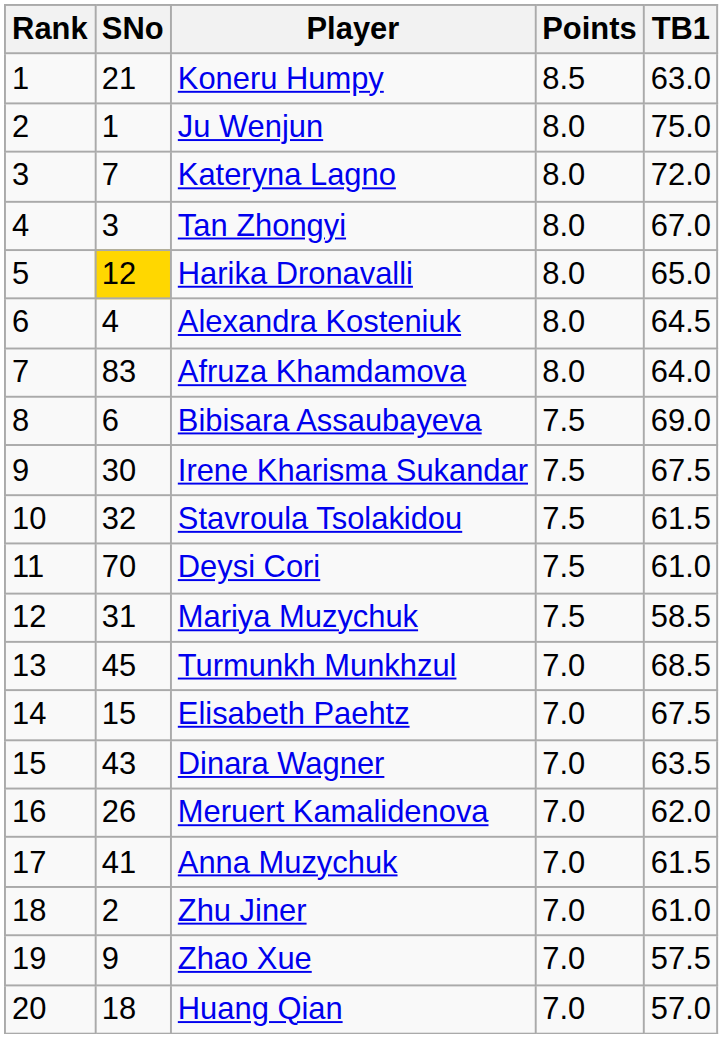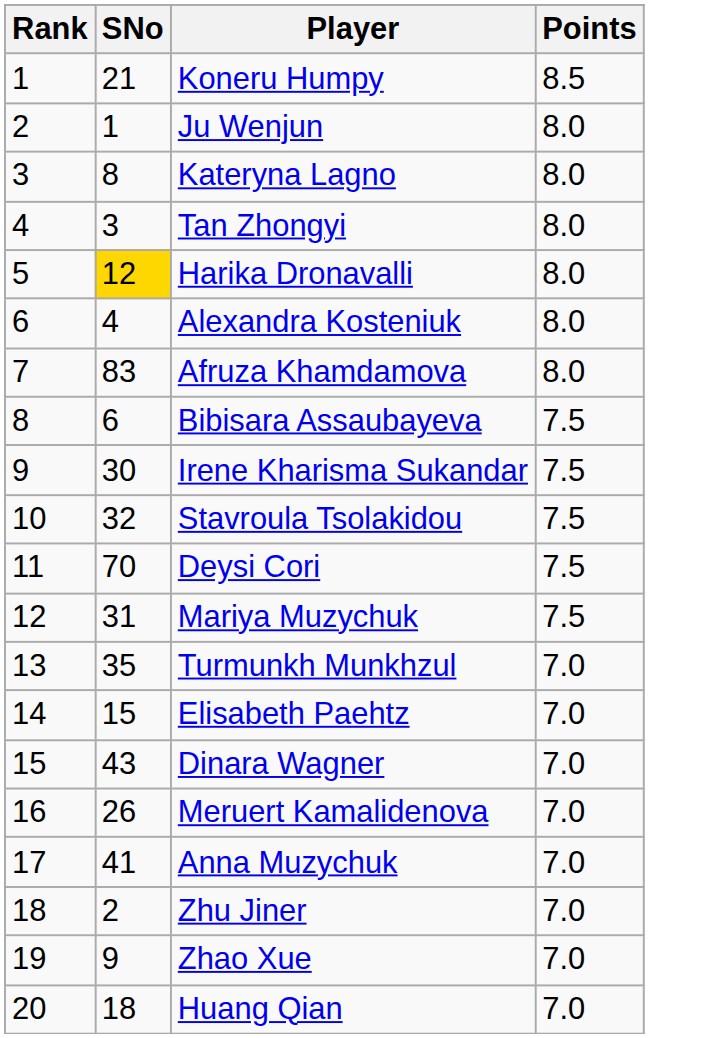- column: (681, 28)
(110, 175) 7 -> (110, 175) 8
(119, 665) 45 -> (119, 665) 35
